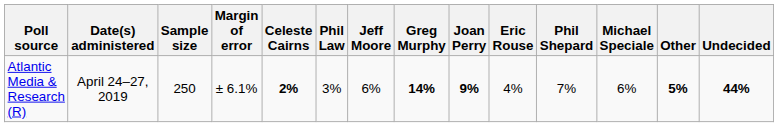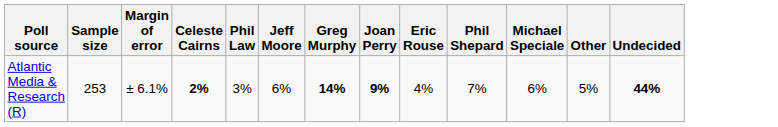- column: (113, 38)
(185, 89) 250 -> (95, 89) 253
(678, 89) bold -> (588, 89) normal
